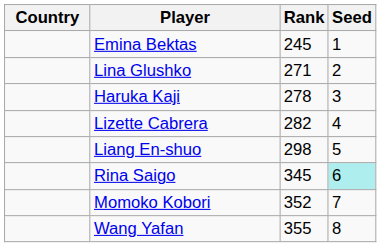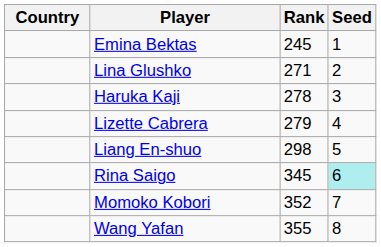(298, 123) 282 -> (298, 123) 279
